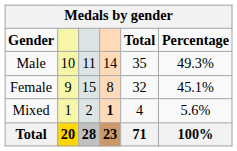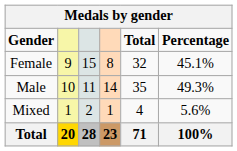rows swapped: (31, 87) <-> (31, 63)
(110, 110) bold -> (110, 110) normal
